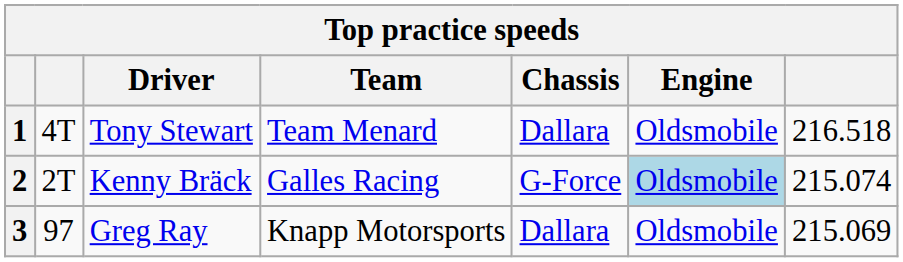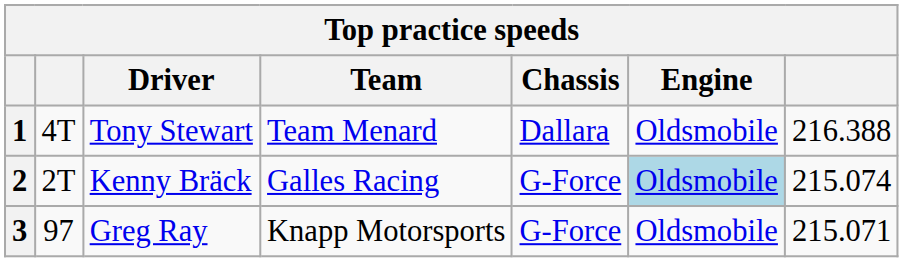(842, 130) 216.518 -> (842, 130) 216.388
(564, 231) Dallara -> (570, 231) G-Force
(842, 231) 215.069 -> (842, 231) 215.071
